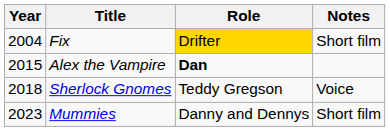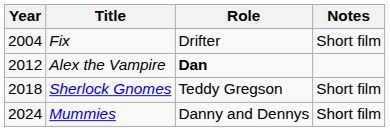(199, 41) gold background -> (199, 41) no background
(25, 65) 2015 -> (25, 65) 2012
(335, 89) Voice -> (349, 89) Short film
(25, 114) 2023 -> (25, 114) 2024
